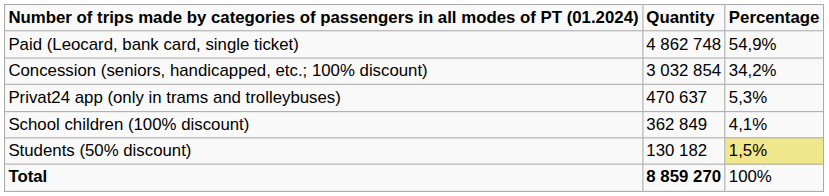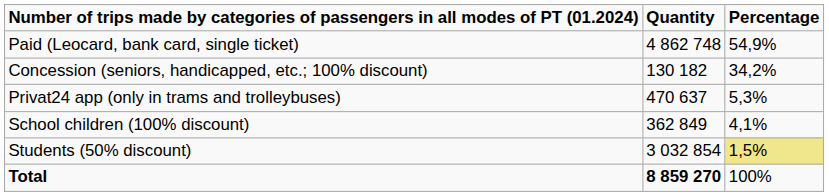(684, 71) 3 032 854 -> (677, 71) 130 182
(677, 151) 130 182 -> (684, 151) 3 032 854
